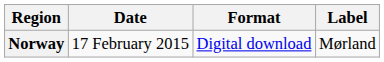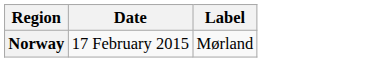- column: (254, 17)
